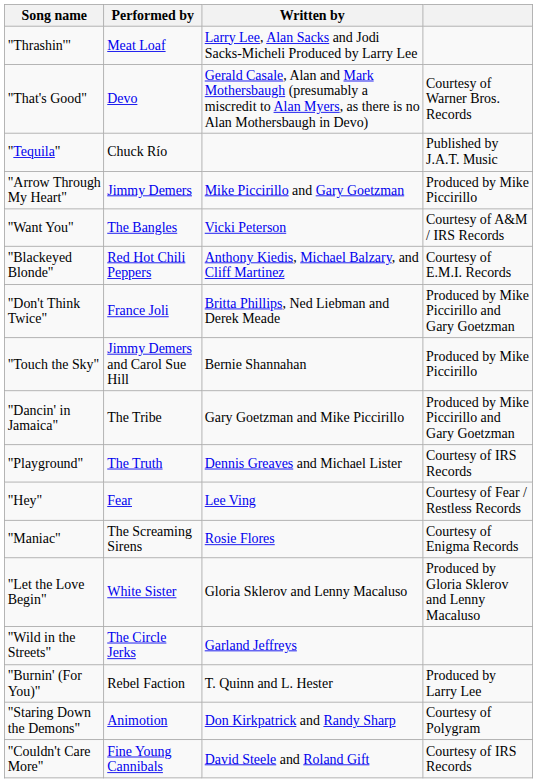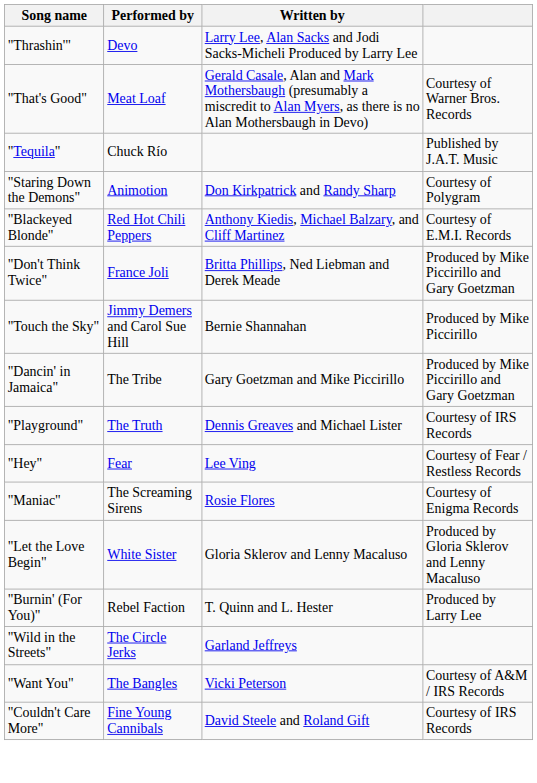(136, 45) Meat Loaf -> (122, 45) Devo
(122, 98) Devo -> (136, 98) Meat Loaf
- row: (54, 189)
rows swapped: (41, 227) <-> (49, 721)
rows swapped: (42, 645) <-> (45, 683)
